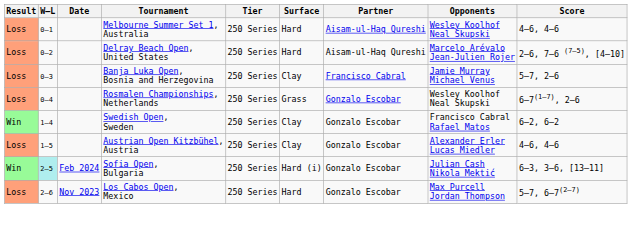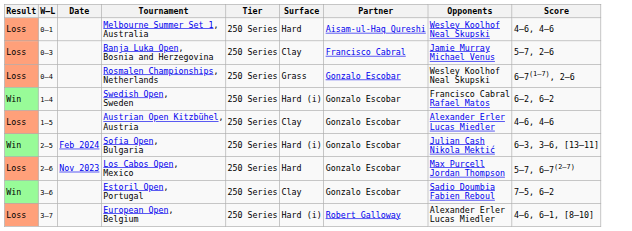- row: (148, 53)
(292, 122) Clay -> (302, 99) Hard (i)
(47, 169) paleturquoise background -> (47, 146) no background
+ row: (136, 192)
+ row: (138, 215)
